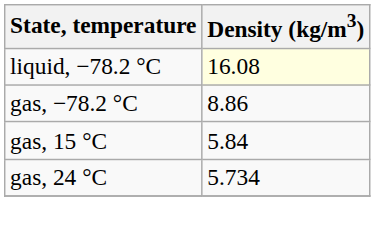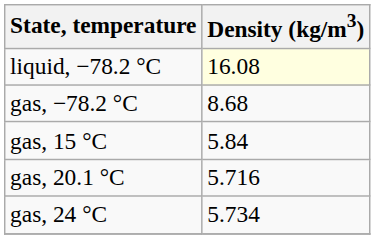(228, 103) 8.86 -> (228, 103) 8.68
+ row: (67, 177)
